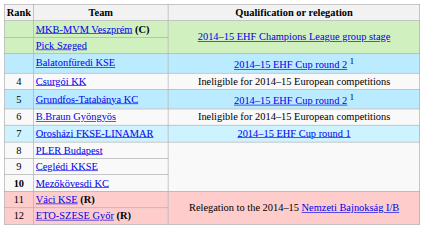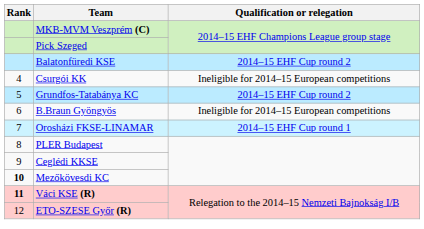(294, 63) 2014–15 EHF Cup round 2 1 -> (294, 62) 2014–15 EHF Cup round 2
(294, 99) 2014–15 EHF Cup round 2 1 -> (294, 95) 2014–15 EHF Cup round 2
(19, 199) normal -> (19, 194) bold
